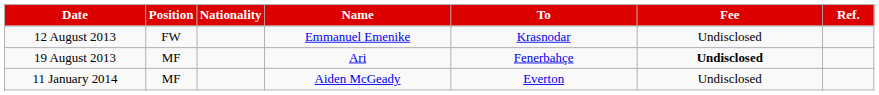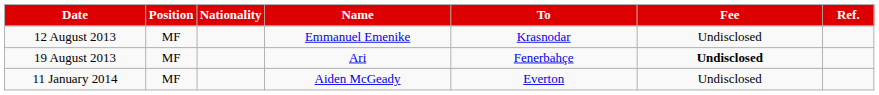(171, 36) FW -> (171, 36) MF
